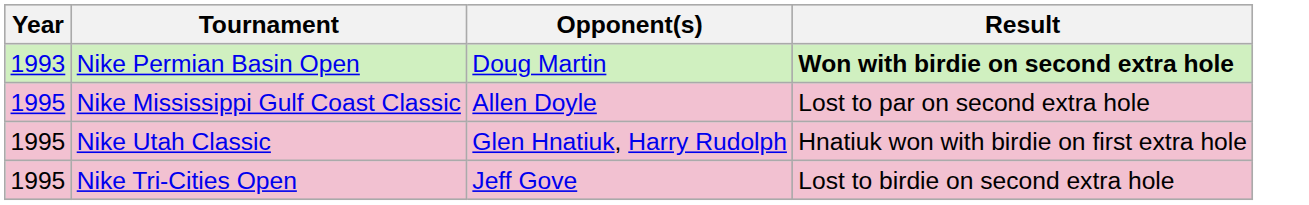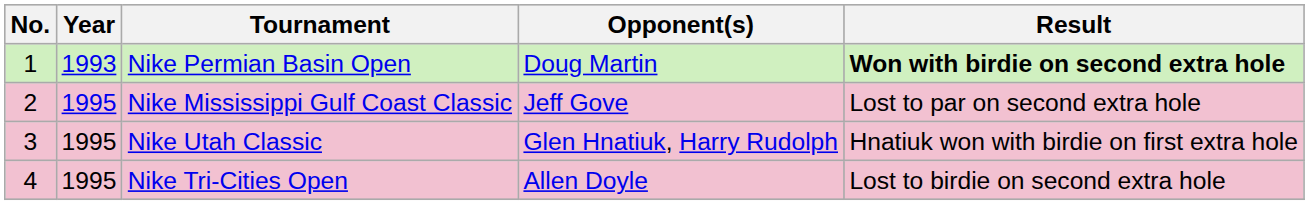+ column: (30, 24)
(535, 102) Allen Doyle -> (576, 102) Jeff Gove
(525, 180) Jeff Gove -> (586, 180) Allen Doyle
